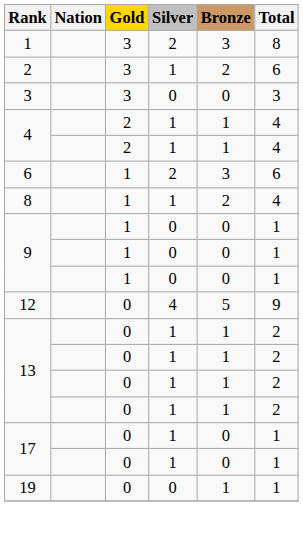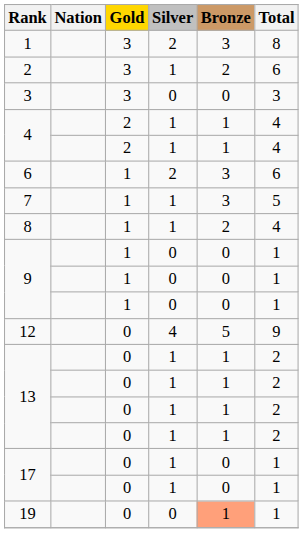+ row: (28, 200)
(226, 488) no background -> (226, 514) lightsalmon background
